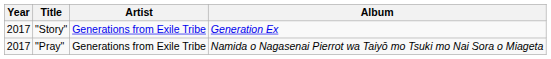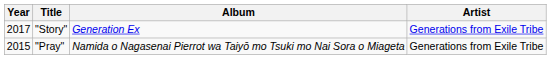columns swapped: (139, 12) <-> (377, 12)
(19, 46) 2017 -> (19, 46) 2015
